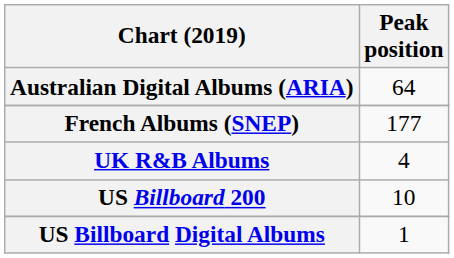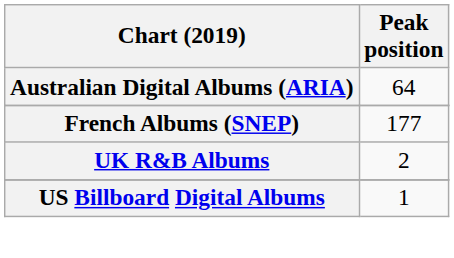(404, 160) 4 -> (404, 160) 2
- row: (182, 197)
